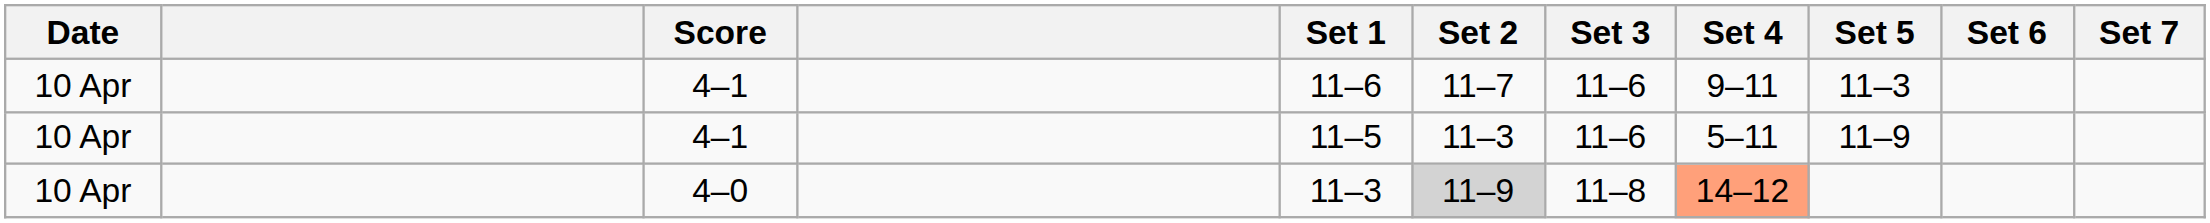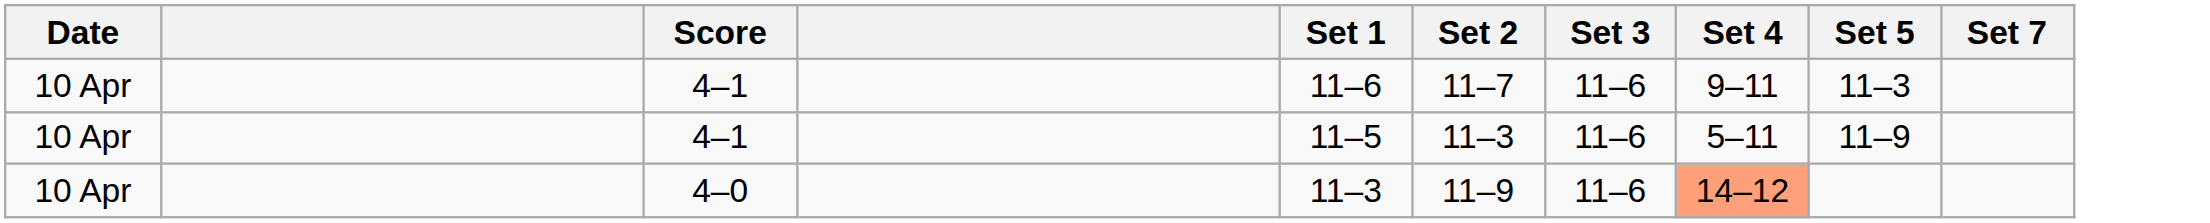- column: (2007, 32)
(1478, 191) lightgrey background -> (1478, 191) no background
(1610, 191) 11–8 -> (1610, 191) 11–6
